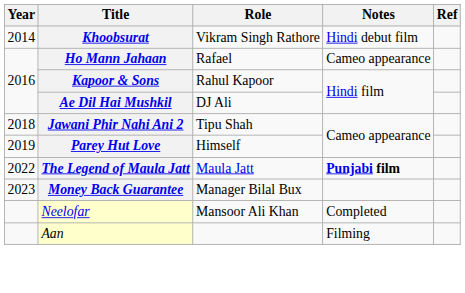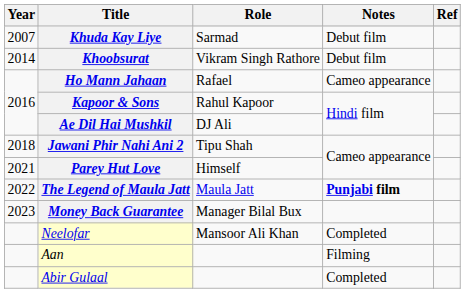+ row: (116, 37)
(372, 37) Hindi debut film -> (356, 59) Debut film
(21, 146) 2019 -> (21, 168) 2021
+ row: (75, 277)
